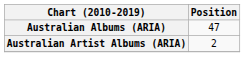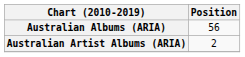(214, 28) 47 -> (214, 28) 56
